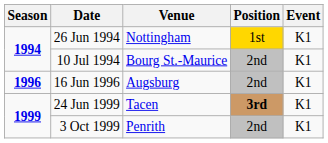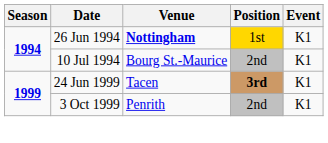(158, 38) normal -> (161, 38) bold
- row: (87, 82)
